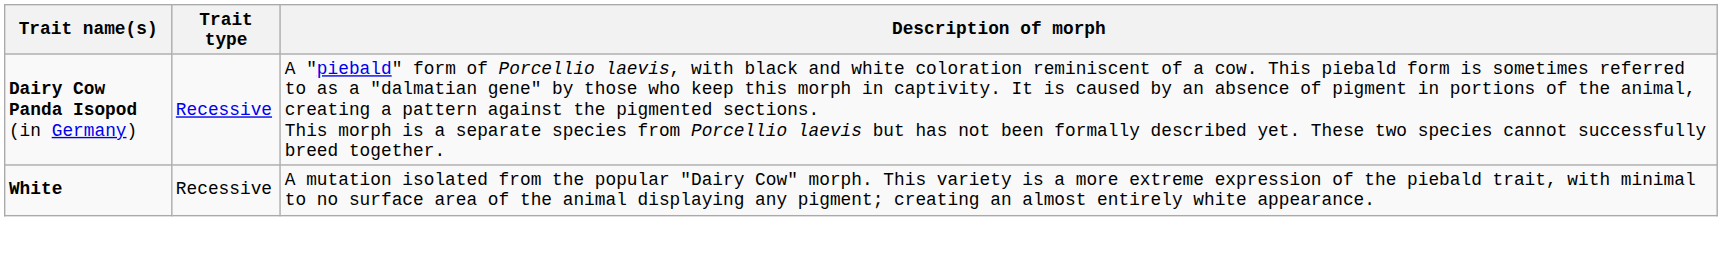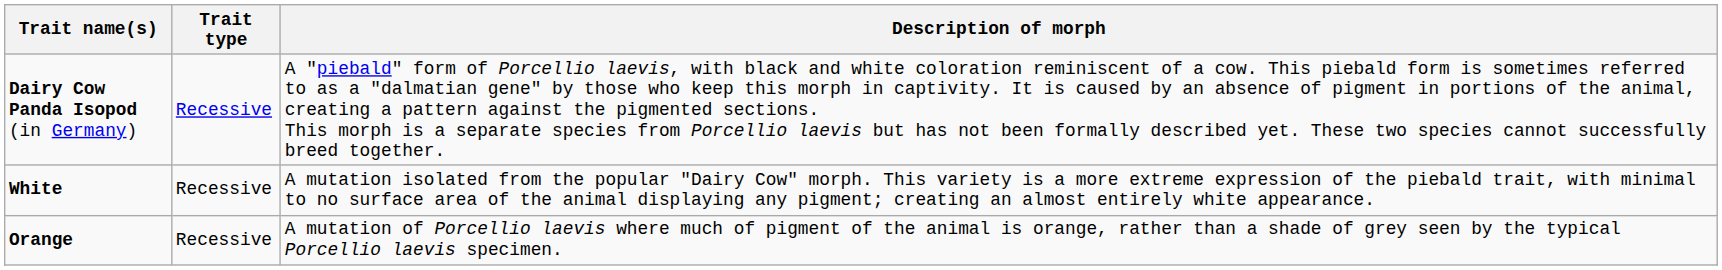+ row: (41, 240)
